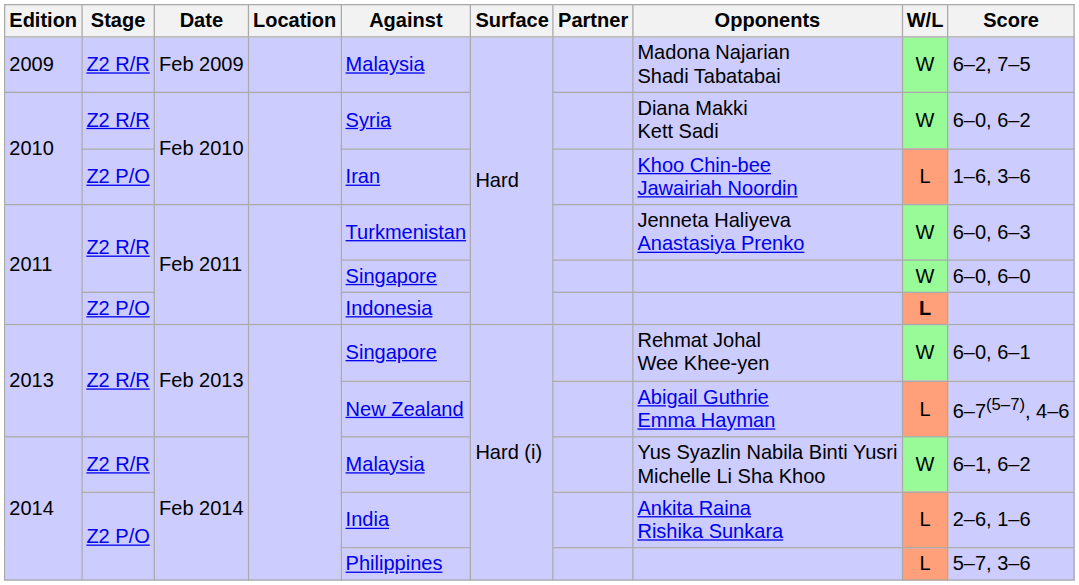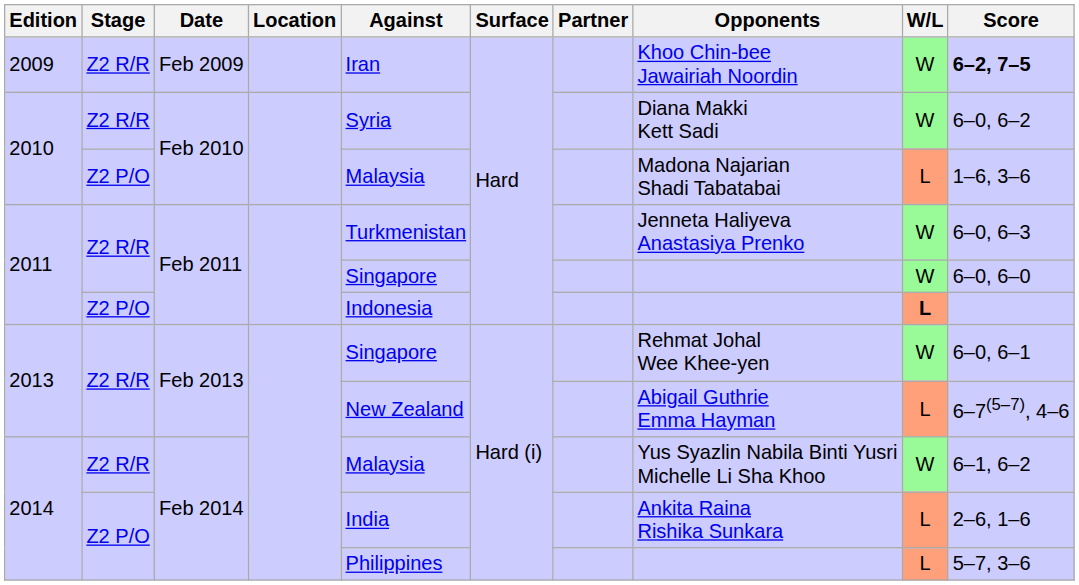(385, 64) Malaysia -> (363, 64) Iran
(714, 64) Madona Najarian Shadi Tabatabai -> (718, 64) Khoo Chin-bee Jawairiah Noordin
(992, 64) normal -> (992, 64) bold
(363, 175) Iran -> (385, 175) Malaysia
(718, 175) Khoo Chin-bee Jawairiah Noordin -> (714, 175) Madona Najarian Shadi Tabatabai
